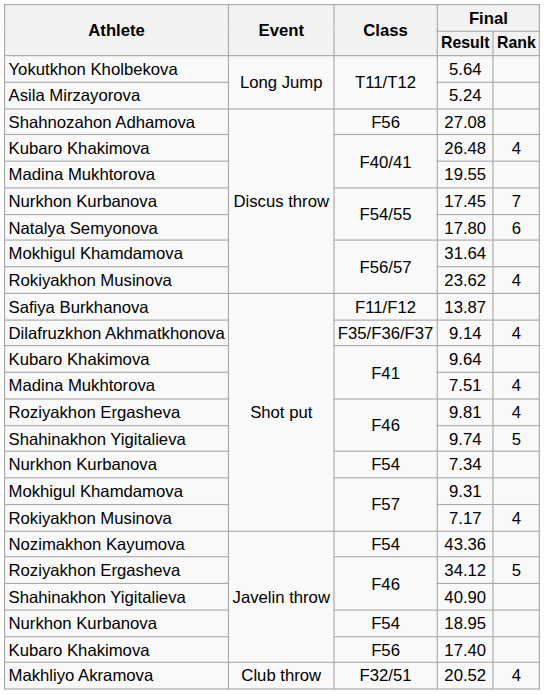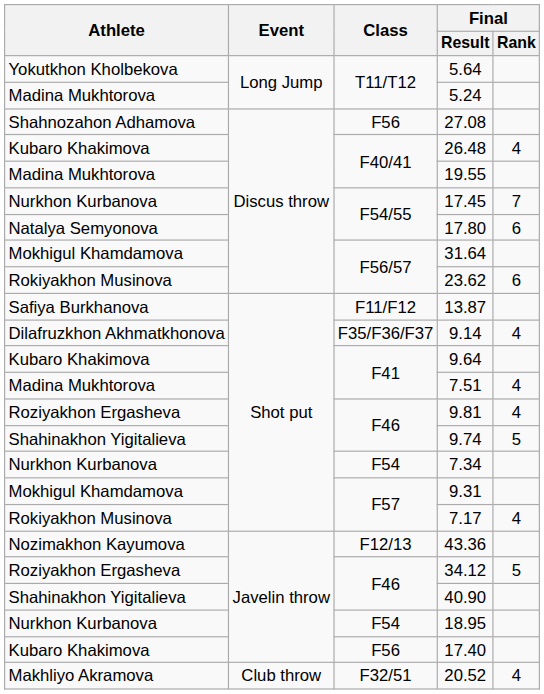(74, 96) Asila Mirzayorova -> (82, 96) Madina Mukhtorova
(516, 281) 4 -> (516, 281) 6
(386, 544) F54 -> (386, 544) F12/13
